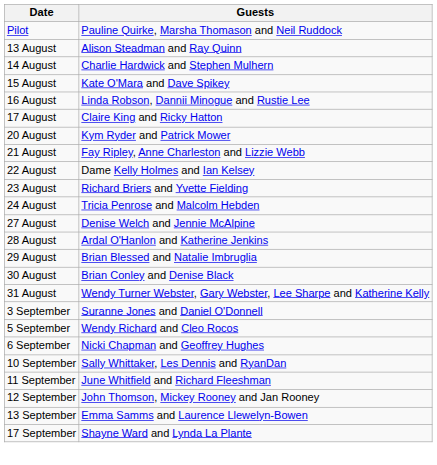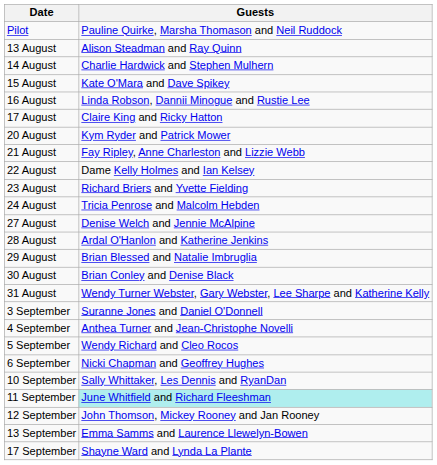+ row: (38, 328)
(176, 380) no background -> (176, 398) paleturquoise background
